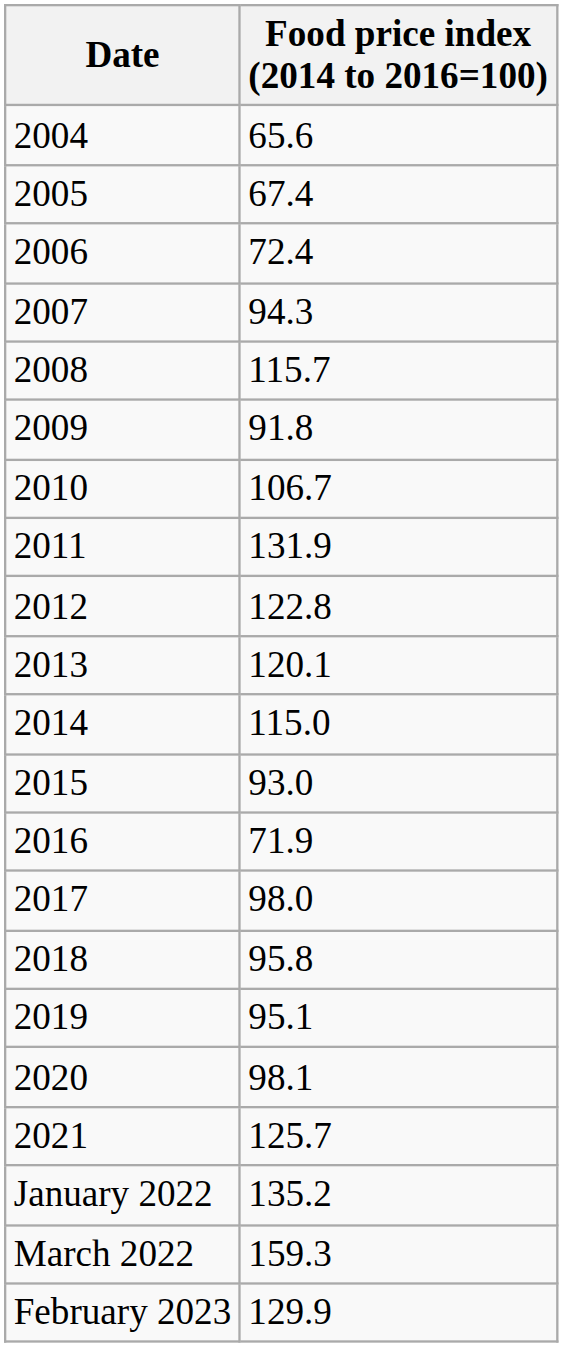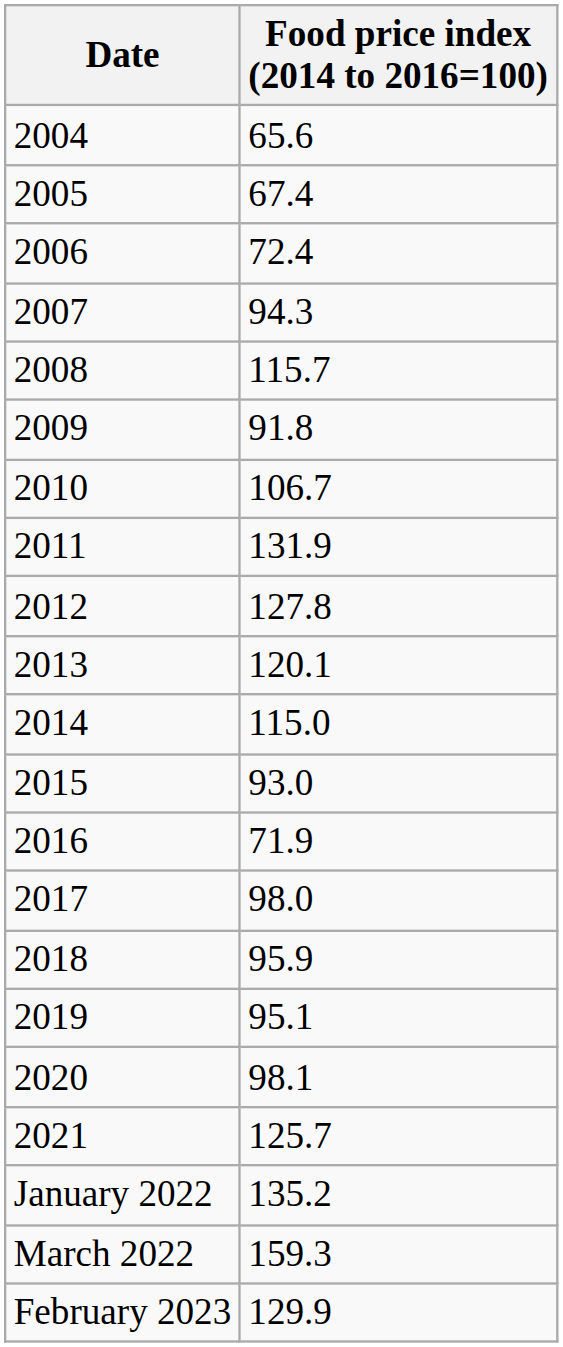(290, 605) 122.8 -> (290, 605) 127.8
(281, 958) 95.8 -> (281, 958) 95.9
